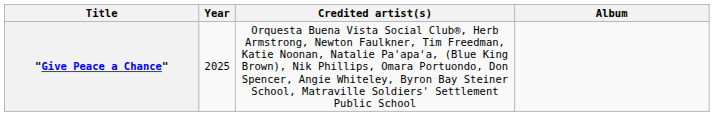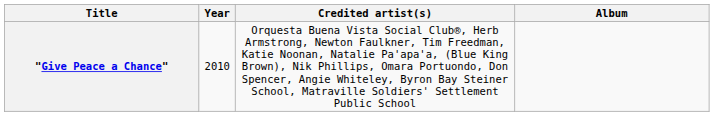(217, 67) 2025 -> (217, 67) 2010
